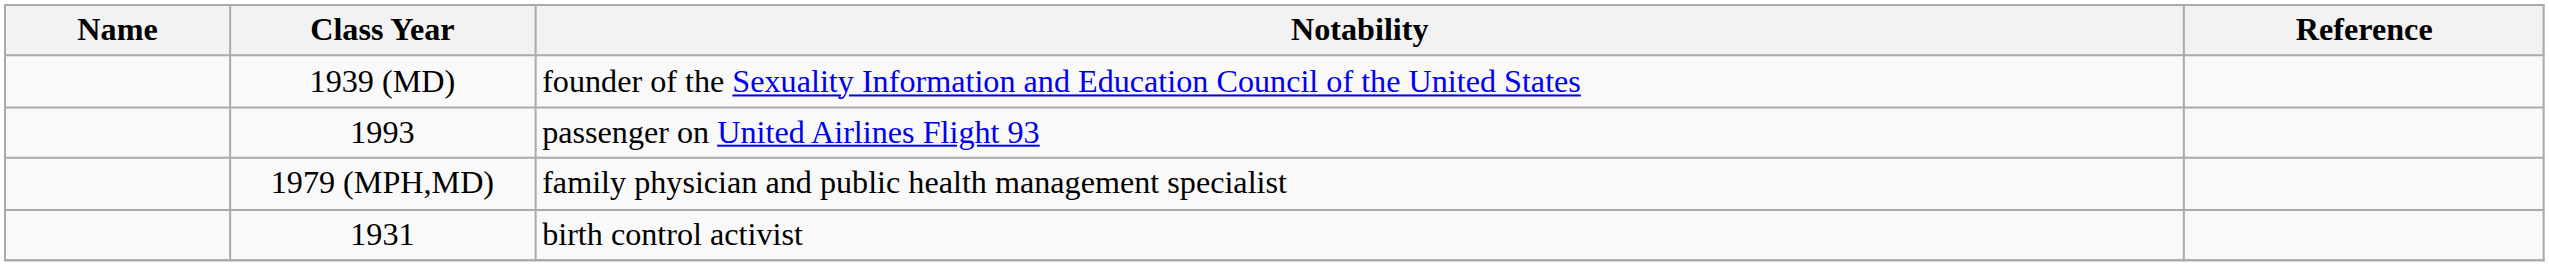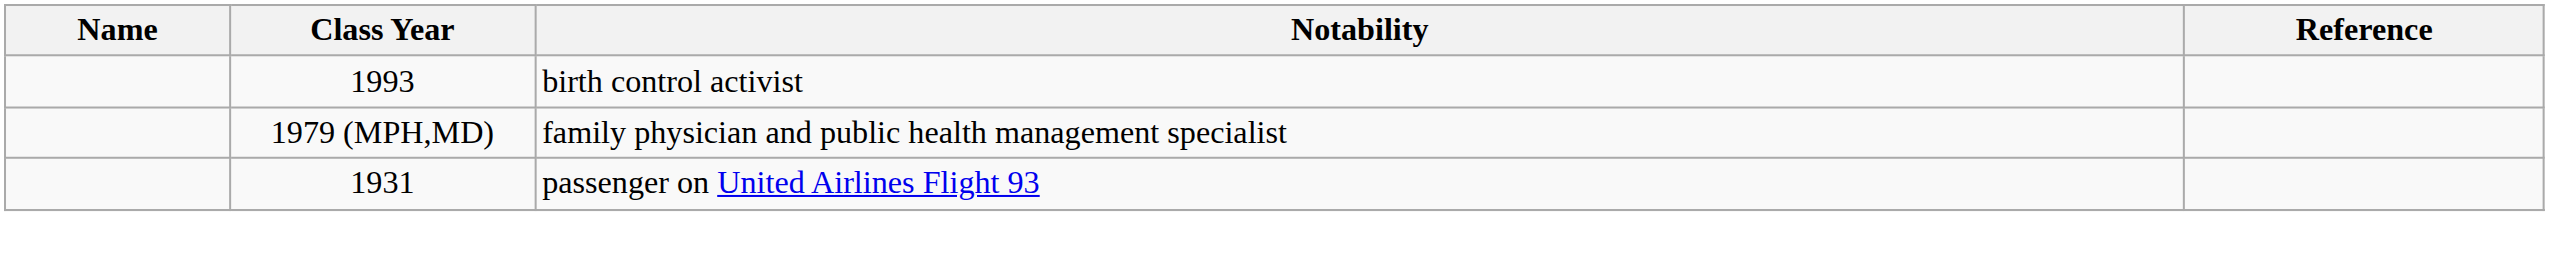- row: (382, 81)
(791, 132) passenger on United Airlines Flight 93 -> (673, 81) birth control activist
(673, 234) birth control activist -> (791, 183) passenger on United Airlines Flight 93
